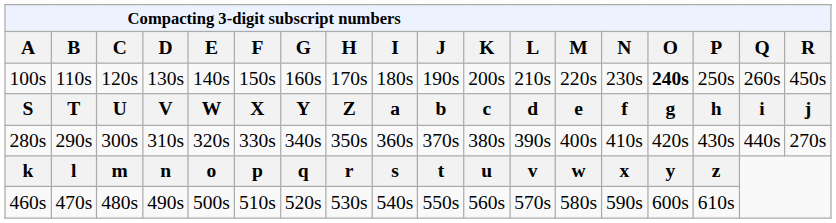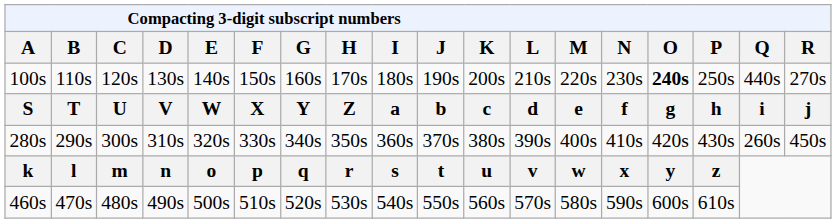(762, 78) 260s -> (762, 78) 440s
(808, 78) 450s -> (808, 78) 270s
(762, 140) 440s -> (762, 140) 260s
(808, 140) 270s -> (808, 140) 450s
